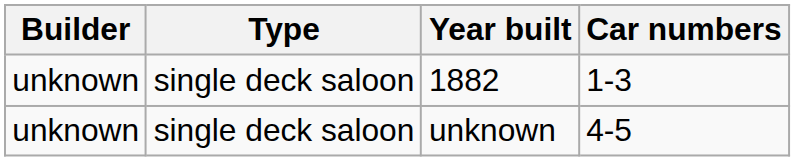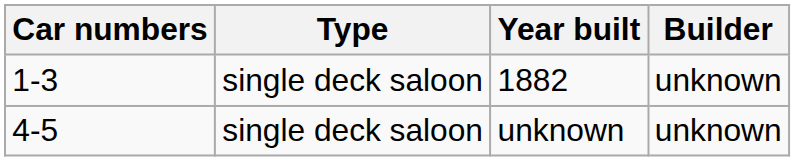columns swapped: (684, 29) <-> (76, 29)
